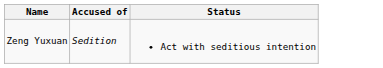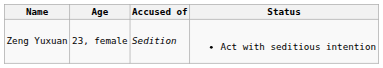+ column: (100, 12)
